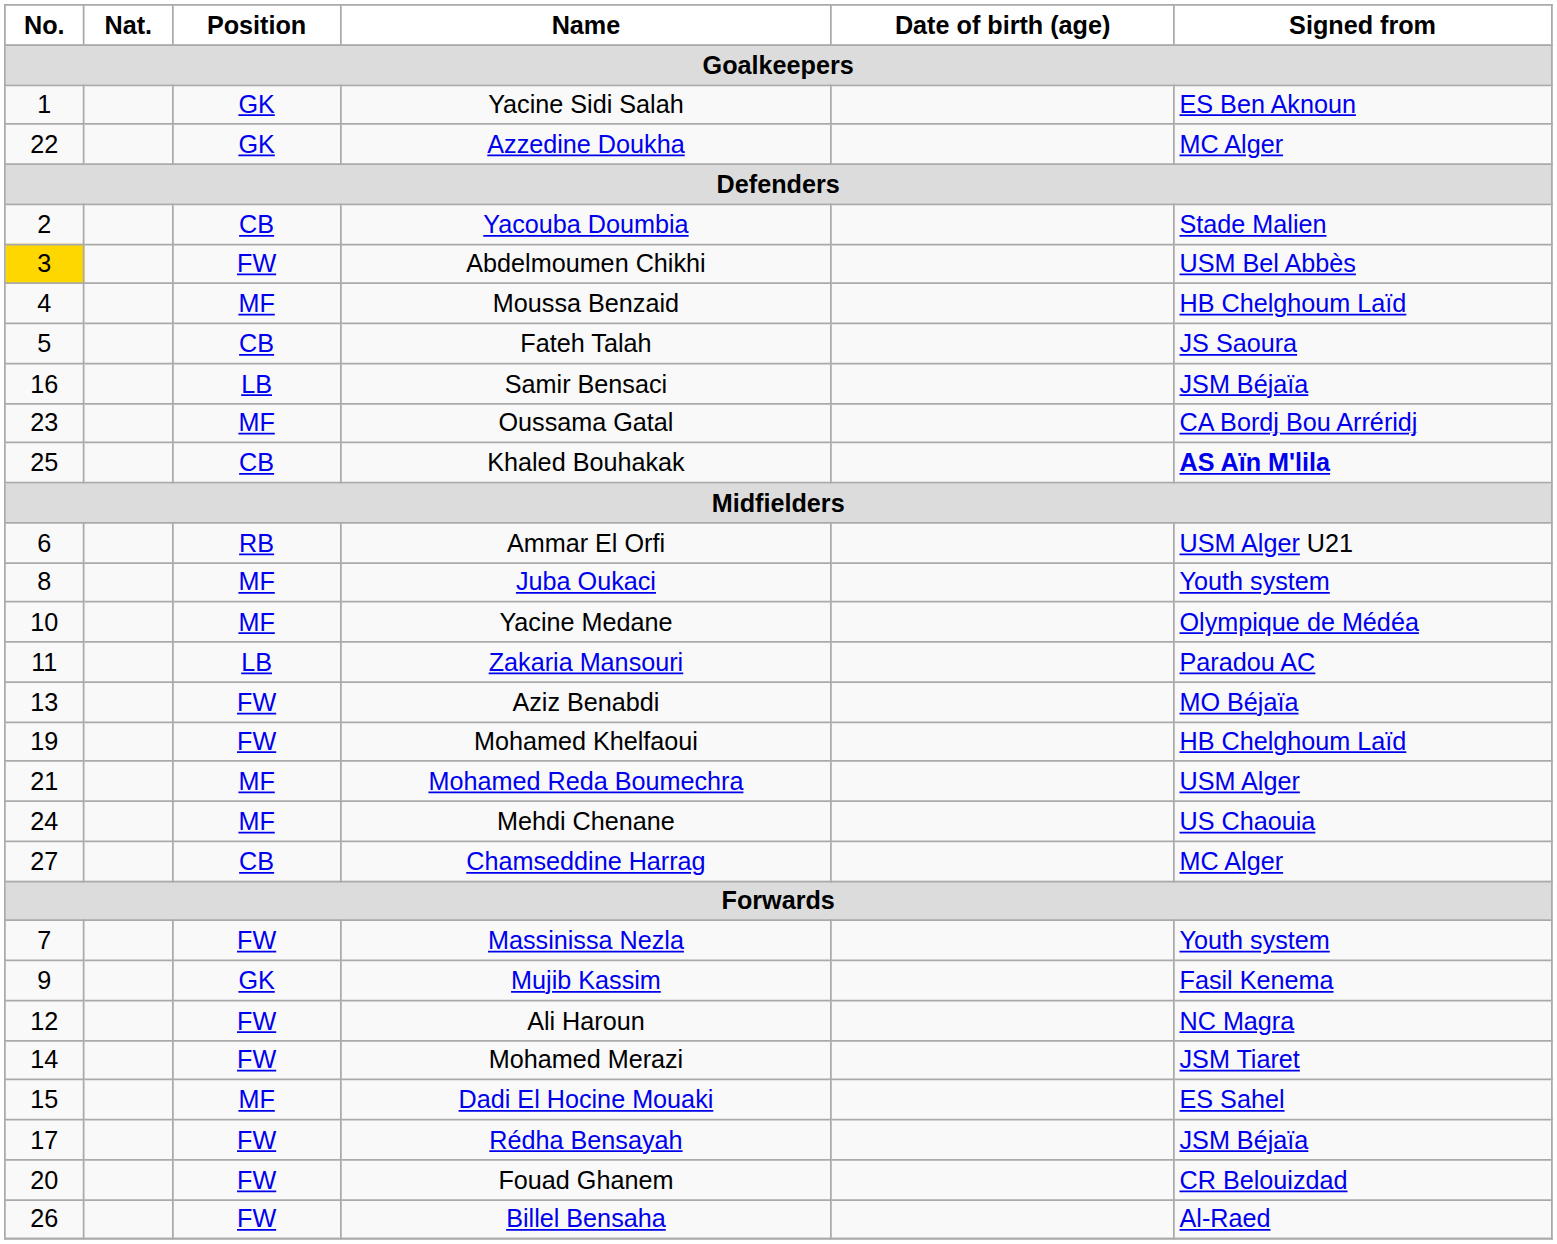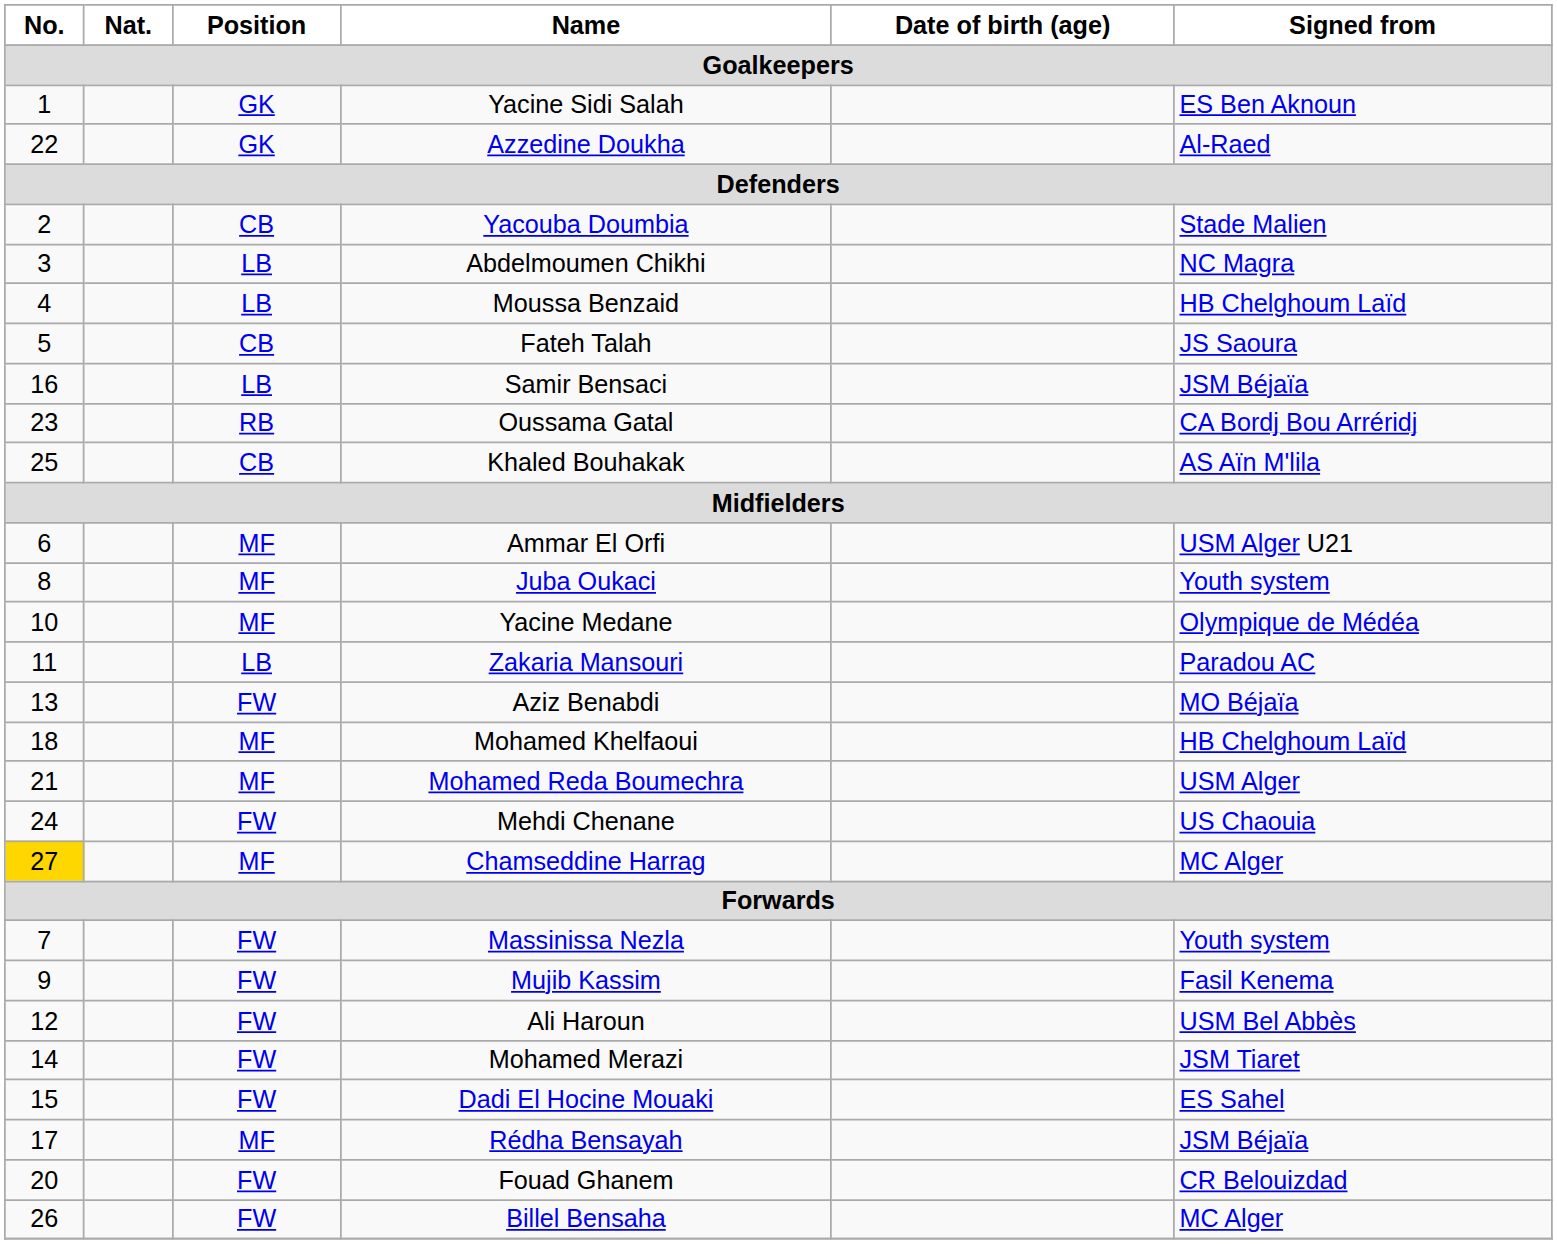(1231, 145) MC Alger -> (1225, 145) Al-Raed
(44, 264) gold background -> (44, 264) no background
(257, 264) FW -> (257, 264) LB
(1268, 264) USM Bel Abbès -> (1237, 264) NC Magra
(257, 304) MF -> (257, 304) LB
(257, 423) MF -> (257, 423) RB
(1255, 463) bold -> (1250, 463) normal
(257, 543) RB -> (257, 543) MF
(44, 742) 19 -> (44, 742) 18
(257, 742) FW -> (257, 742) MF
(257, 821) MF -> (257, 821) FW
(44, 861) no background -> (44, 861) gold background
(257, 861) CB -> (257, 861) MF
(257, 981) GK -> (257, 981) FW
(1237, 1020) NC Magra -> (1268, 1020) USM Bel Abbès
(257, 1100) MF -> (257, 1100) FW
(257, 1140) FW -> (257, 1140) MF
(1225, 1220) Al-Raed -> (1231, 1220) MC Alger
